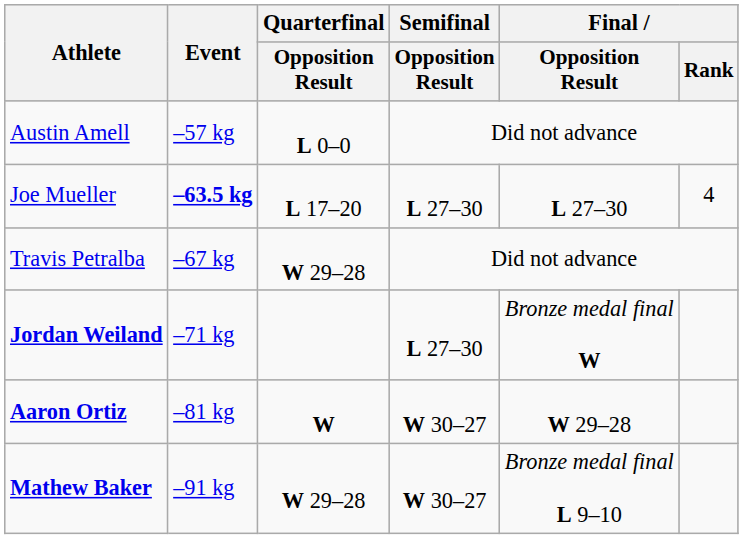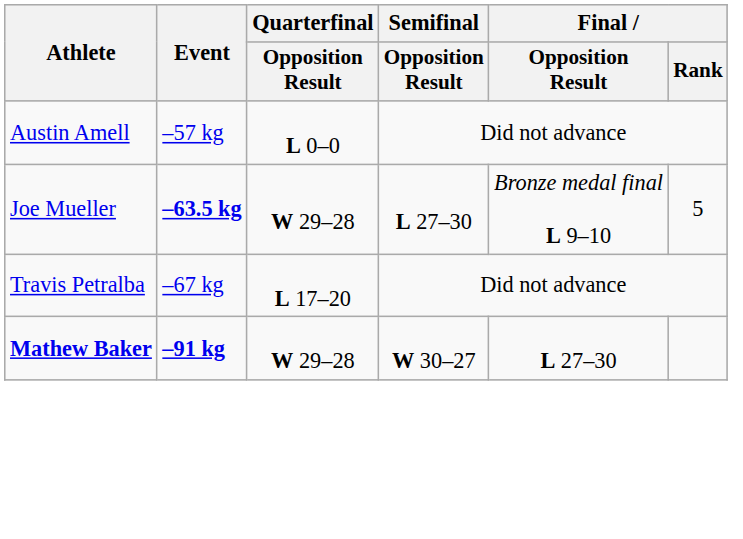(324, 209) L 17–20 -> (313, 222) W 29–28
(589, 209) L 27–30 -> (579, 209) Bronze medal final L 9–10
(709, 196) 4 -> (698, 209) 5
(324, 272) W 29–28 -> (313, 298) L 17–20
- row: (86, 335)
- row: (68, 411)
(204, 488) normal -> (194, 348) bold
(589, 488) Bronze medal final L 9–10 -> (579, 361) L 27–30
